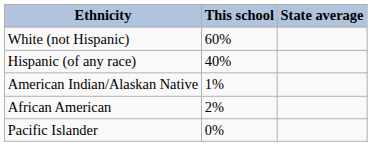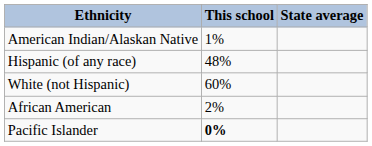rows swapped: (69, 38) <-> (103, 84)
(218, 61) 40% -> (218, 61) 48%
(214, 130) normal -> (216, 130) bold
